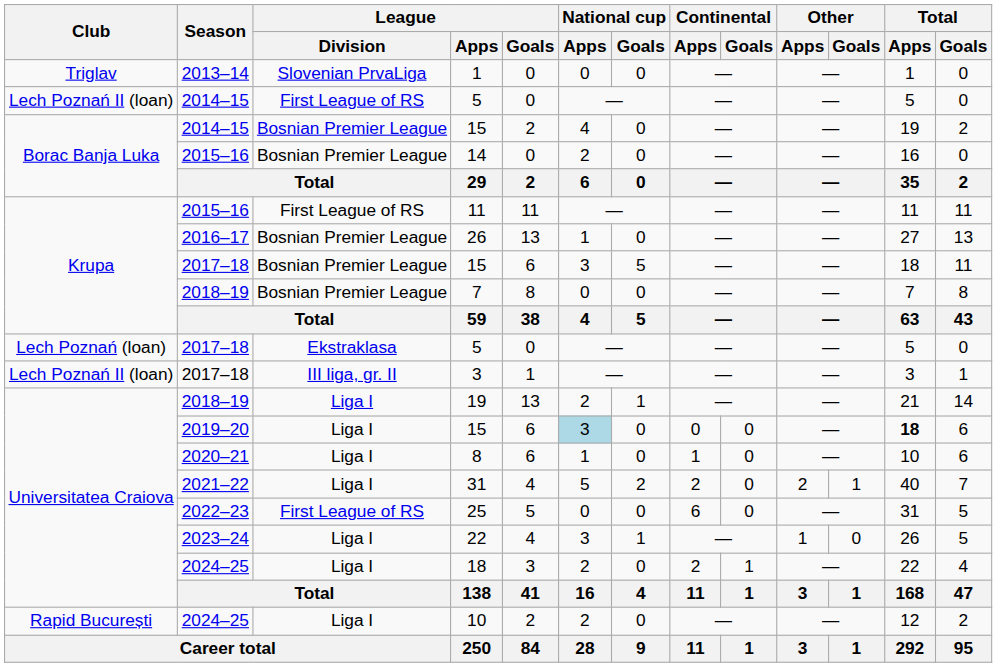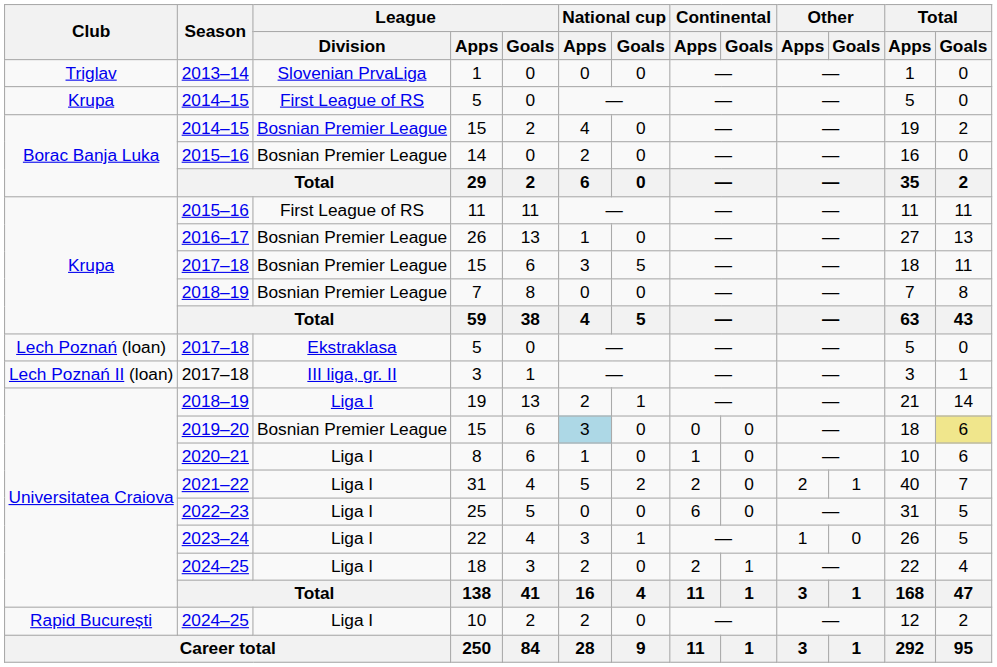(91, 100) Lech Poznań II (loan) -> (91, 100) Krupa
(352, 429) Liga I -> (352, 429) Bosnian Premier League
(910, 429) bold -> (910, 429) normal
(963, 429) no background -> (963, 429) khaki background
(352, 511) First League of RS -> (352, 511) Liga I
